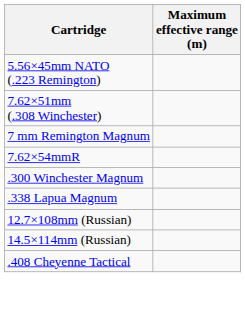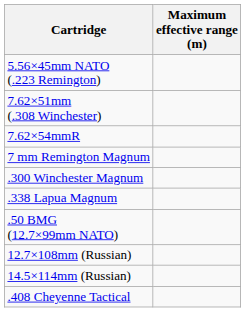rows swapped: (44, 157) <-> (79, 136)
+ row: (63, 226)
